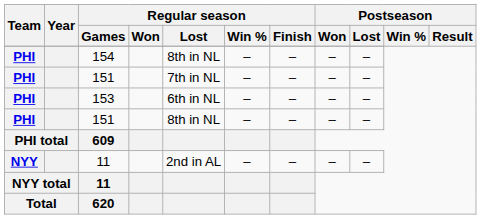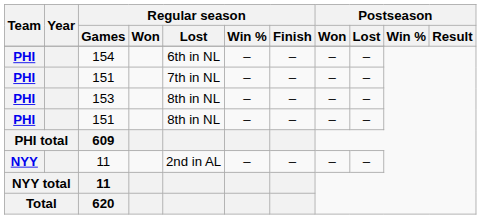(194, 57) 8th in NL -> (194, 57) 6th in NL
(194, 99) 6th in NL -> (194, 99) 8th in NL
